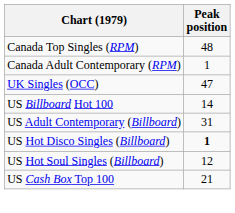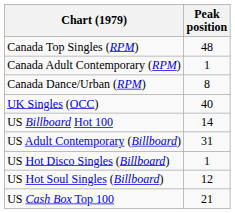+ row: (76, 84)
(207, 84) 47 -> (207, 103) 40
(207, 141) bold -> (207, 160) normal
